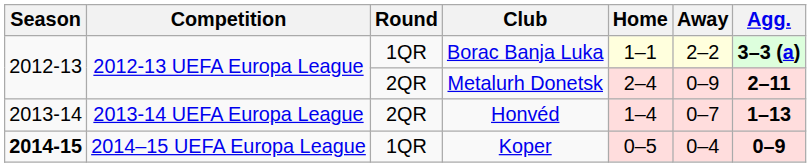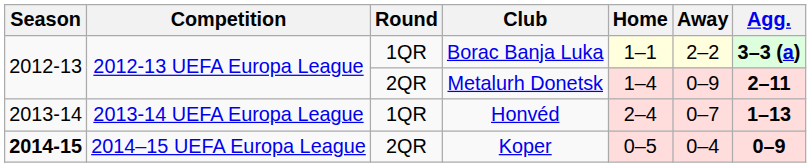(640, 83) 2–4 -> (640, 83) 1–4
(406, 114) 2QR -> (406, 114) 1QR
(640, 114) 1–4 -> (640, 114) 2–4
(406, 146) 1QR -> (406, 146) 2QR
